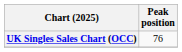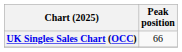(158, 39) 76 -> (158, 39) 66
